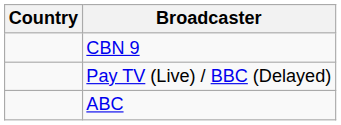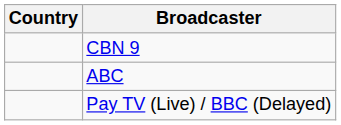rows swapped: (209, 76) <-> (105, 104)
